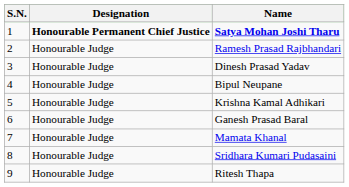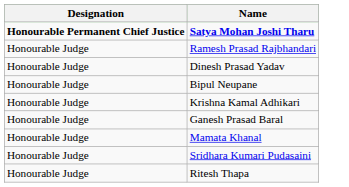- column: (17, 13)
